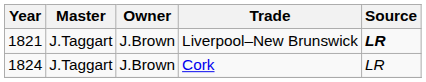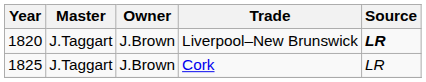(25, 41) 1821 -> (25, 41) 1820
(25, 65) 1824 -> (25, 65) 1825
